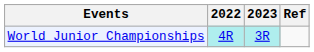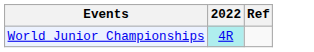- column: (262, 15)
